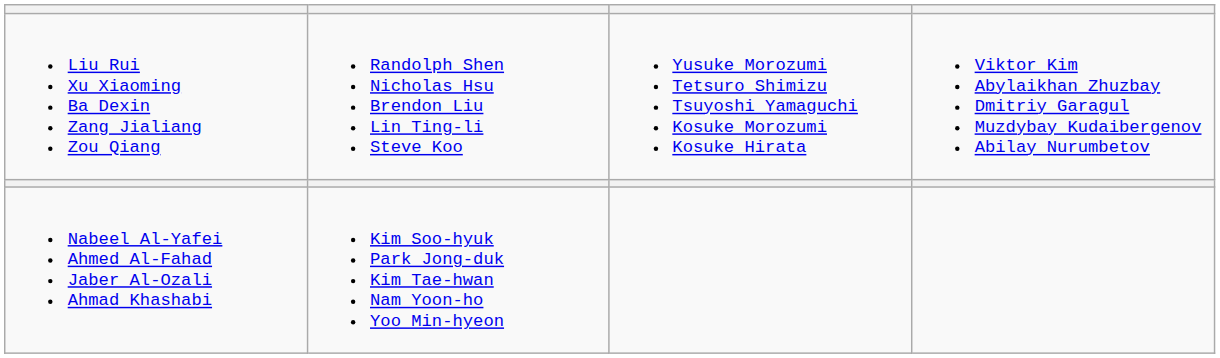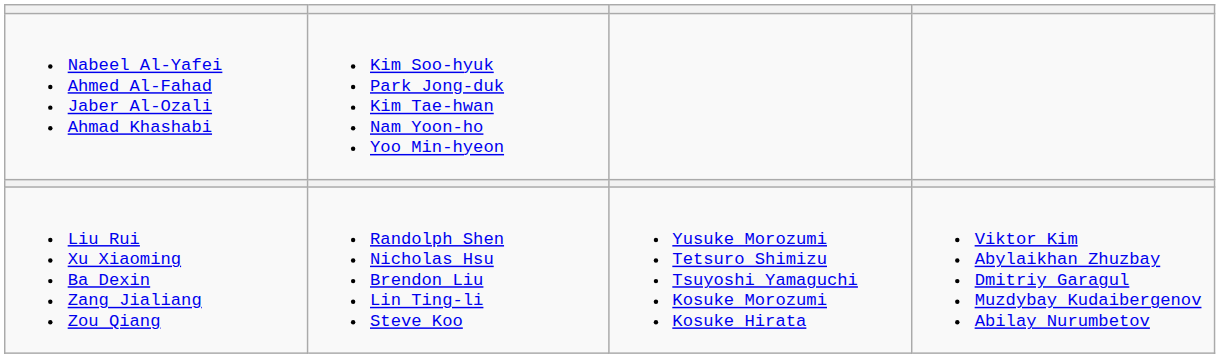rows swapped: (156, 106) <-> (156, 270)
